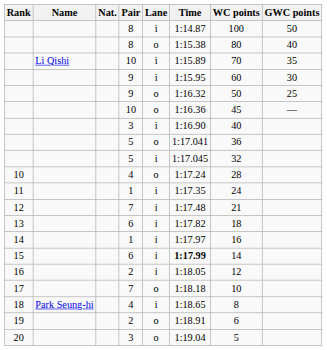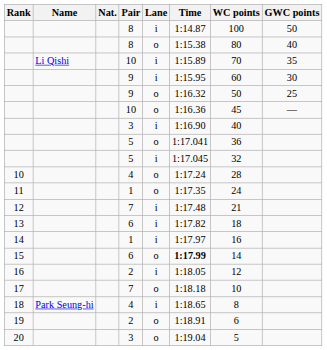(156, 191) i -> (156, 191) o
(156, 256) i -> (156, 256) o
